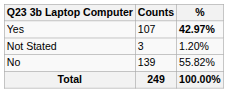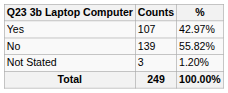(197, 29) bold -> (197, 29) normal
rows swapped: (14, 63) <-> (32, 46)
